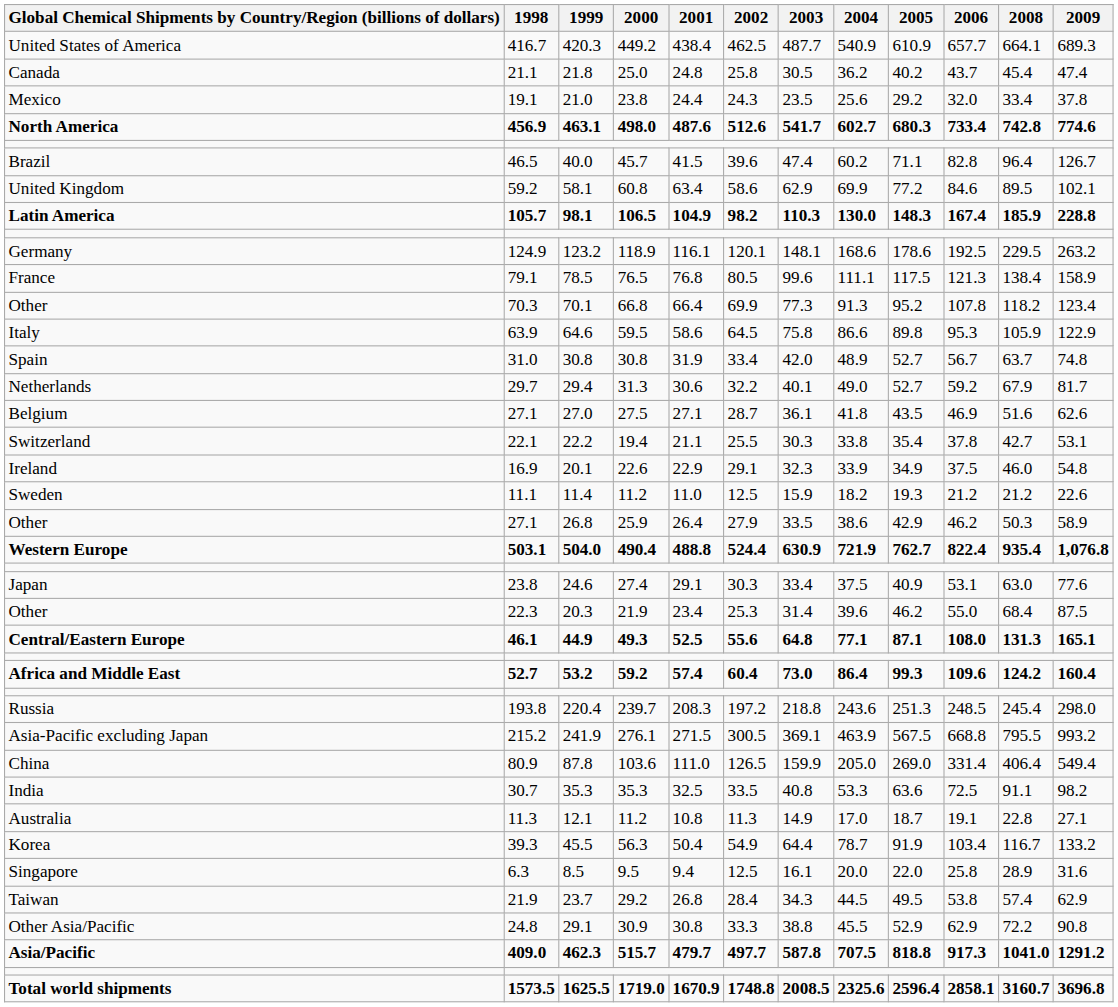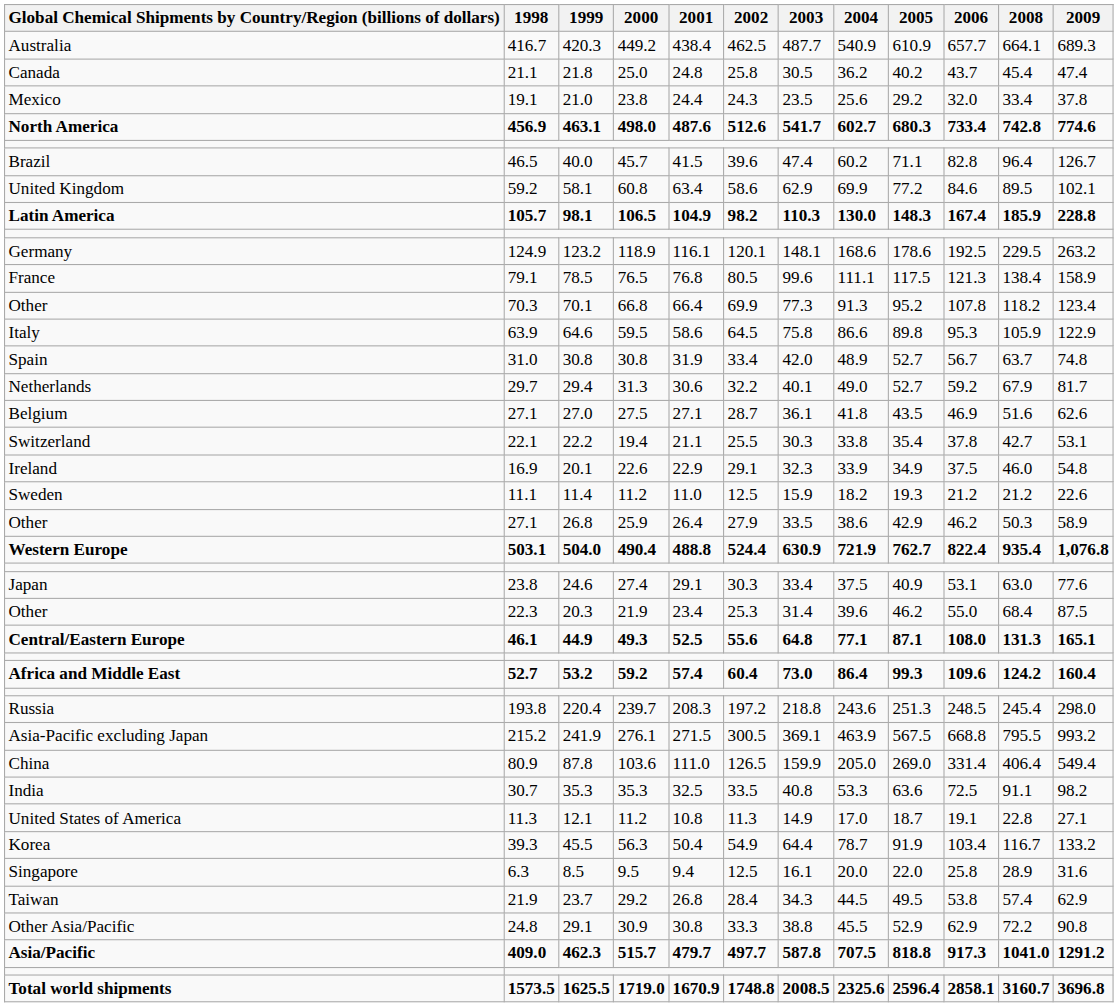(95, 45) United States of America -> (40, 45) Australia
(40, 817) Australia -> (95, 817) United States of America
